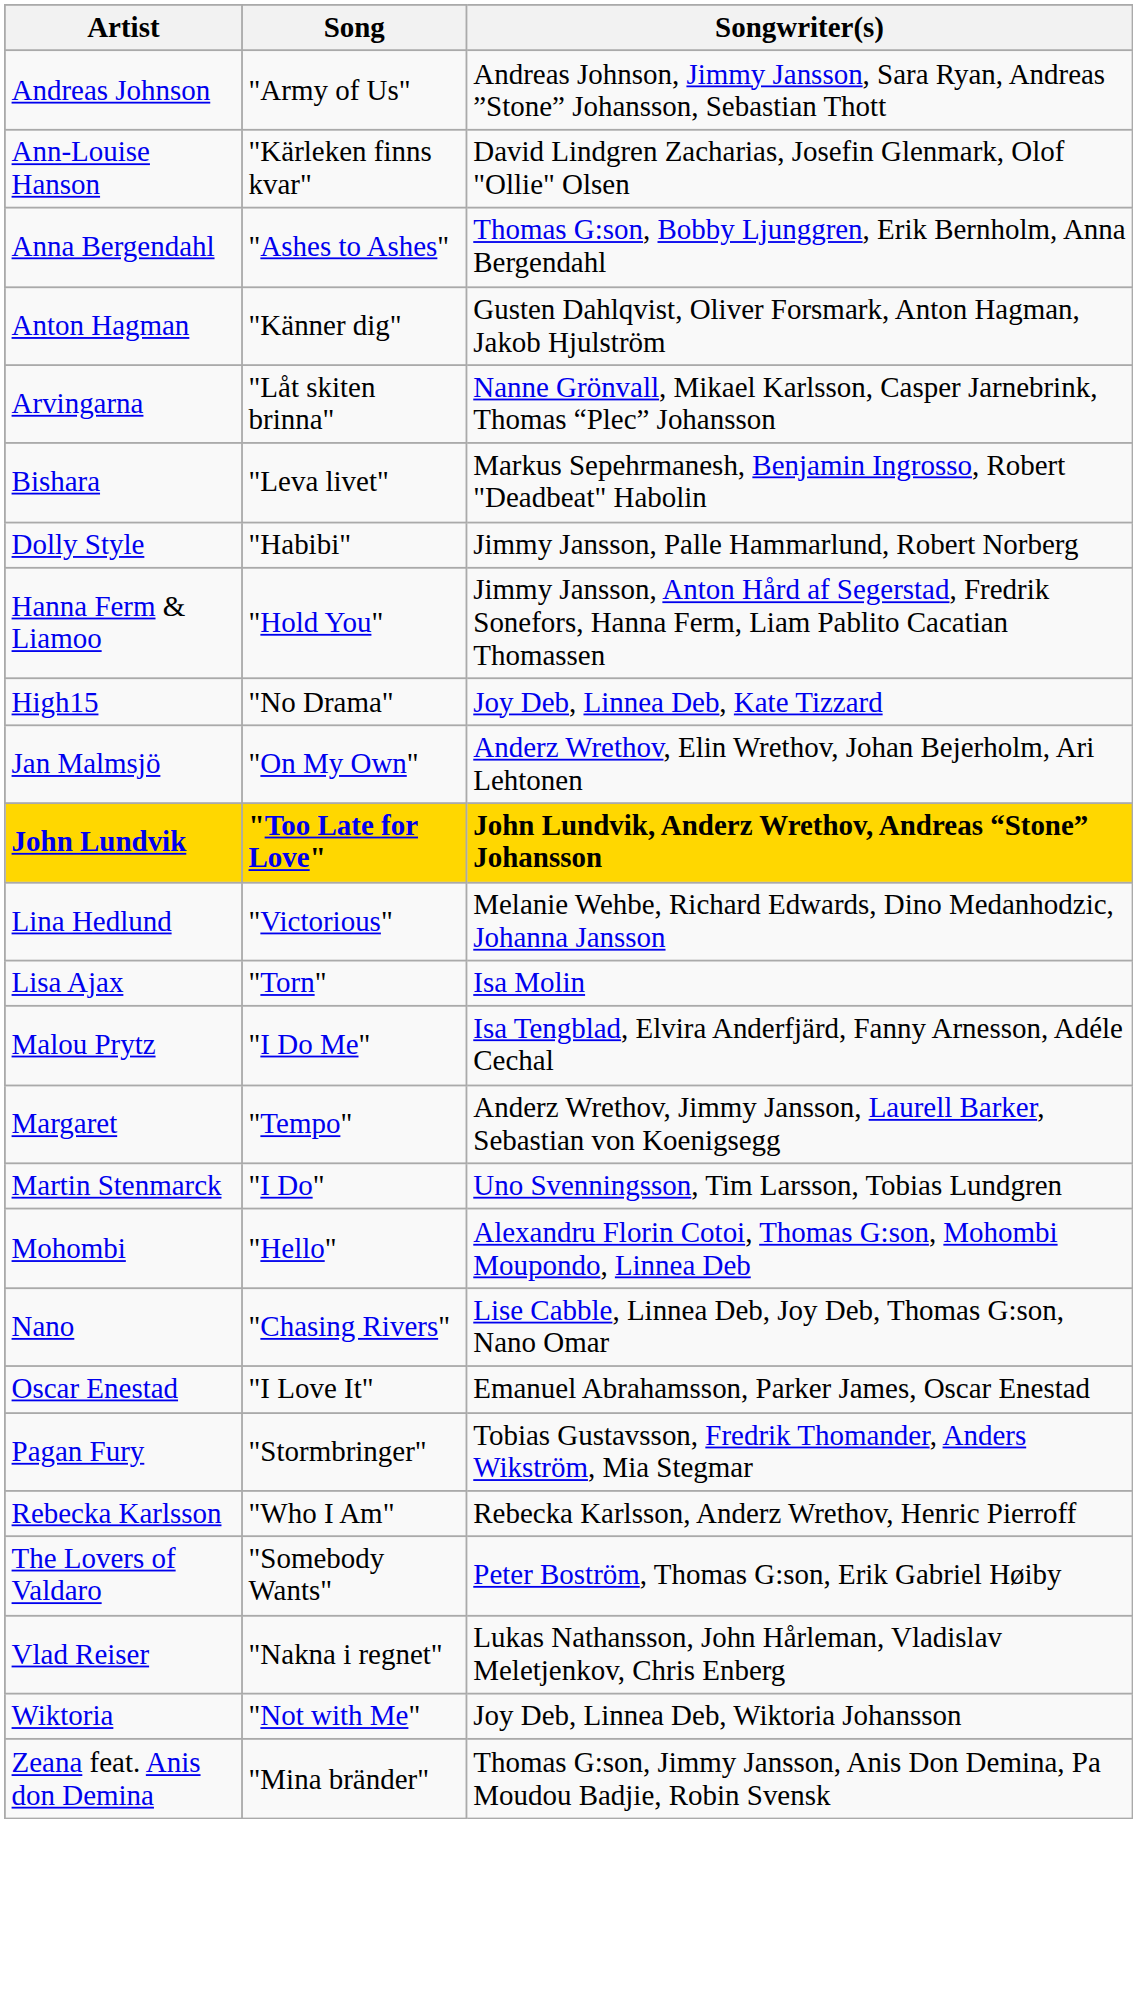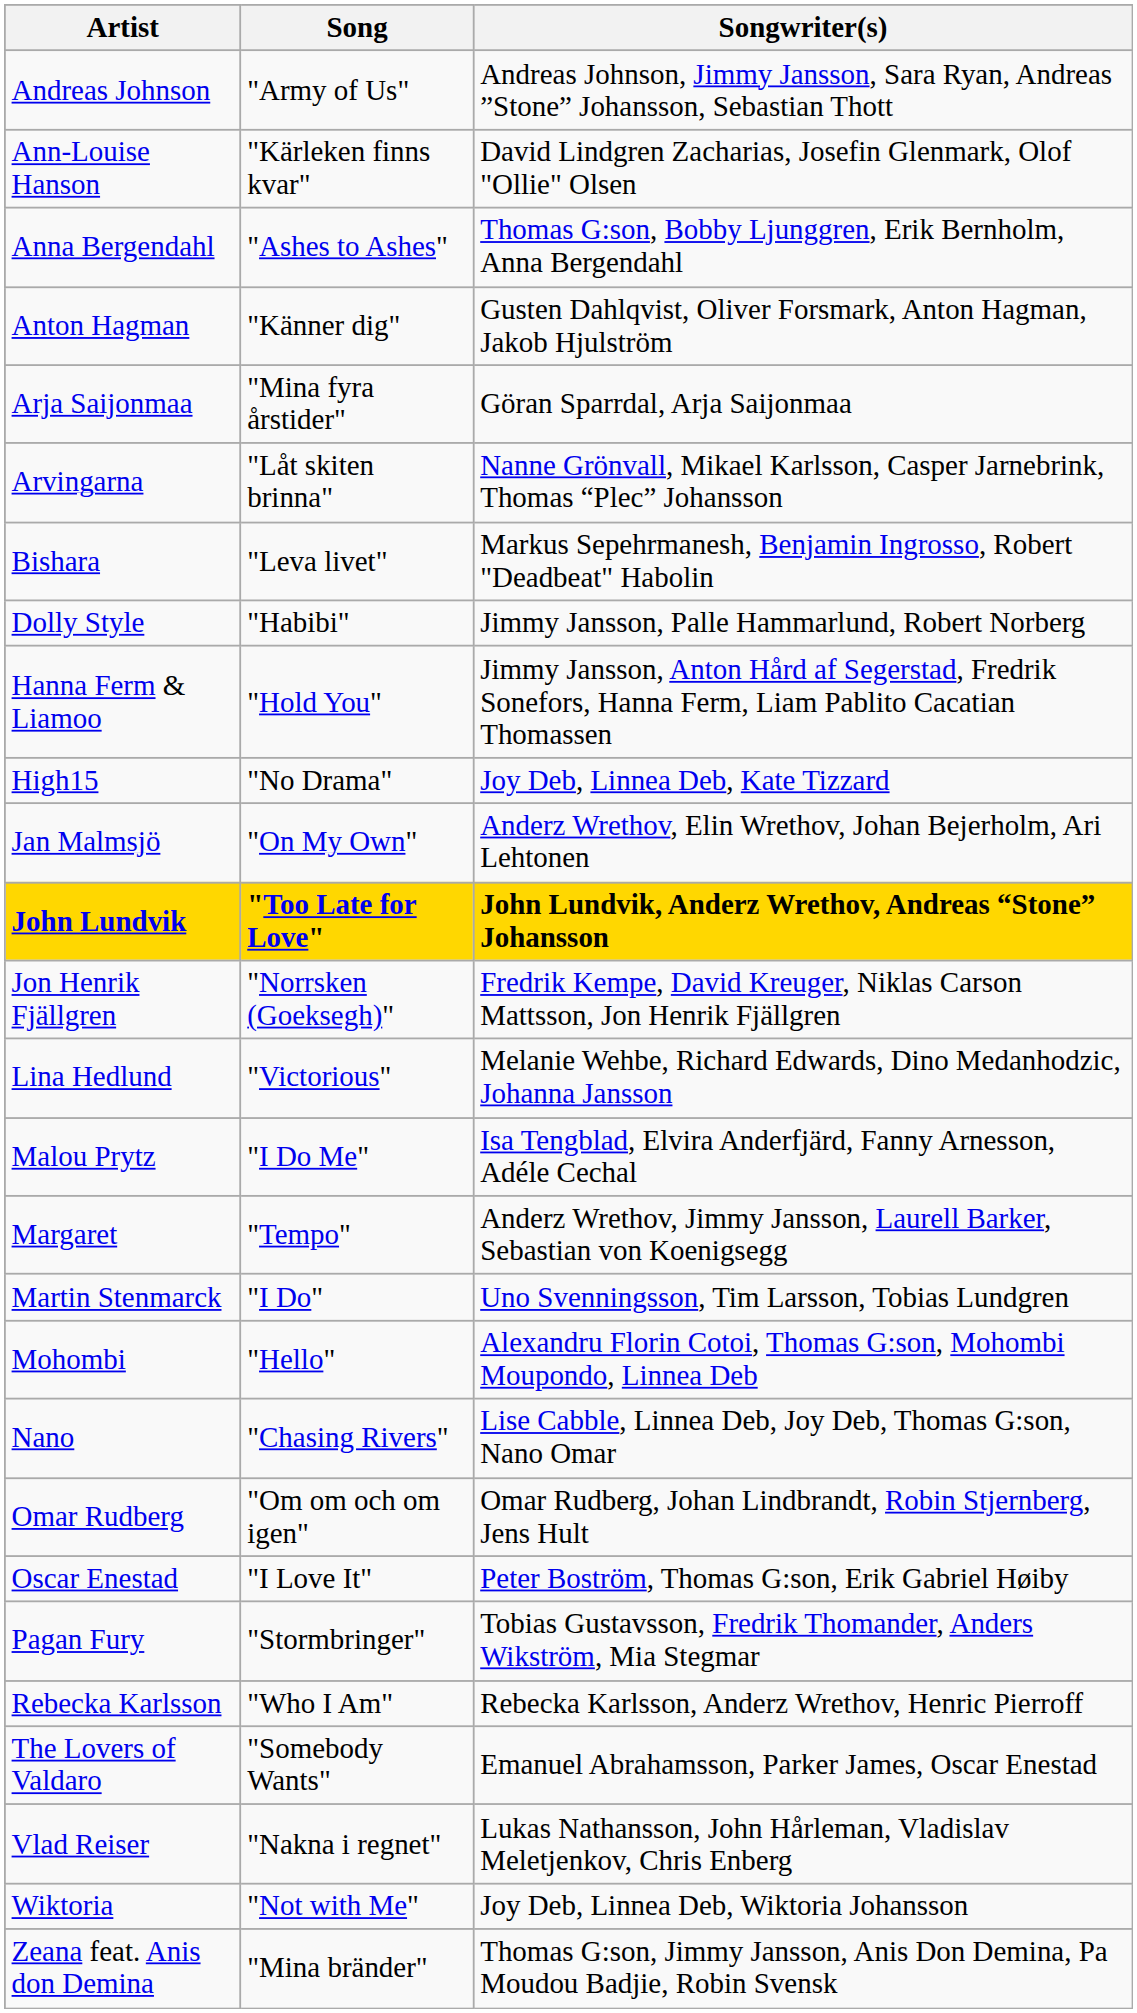+ row: (102, 403)
+ row: (76, 999)
- row: (67, 982)
+ row: (98, 1516)
(782, 1388) Emanuel Abrahamsson, Parker James, Oscar Enestad -> (774, 1578) Peter Boström, Thomas G:son, Erik Gabriel Høiby
(767, 1575) Peter Boström, Thomas G:son, Erik Gabriel Høiby -> (789, 1765) Emanuel Abrahamsson, Parker James, Oscar Enestad
